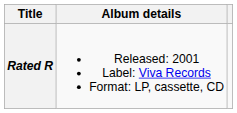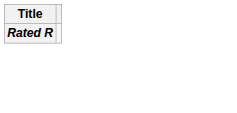- column: (141, 14)
